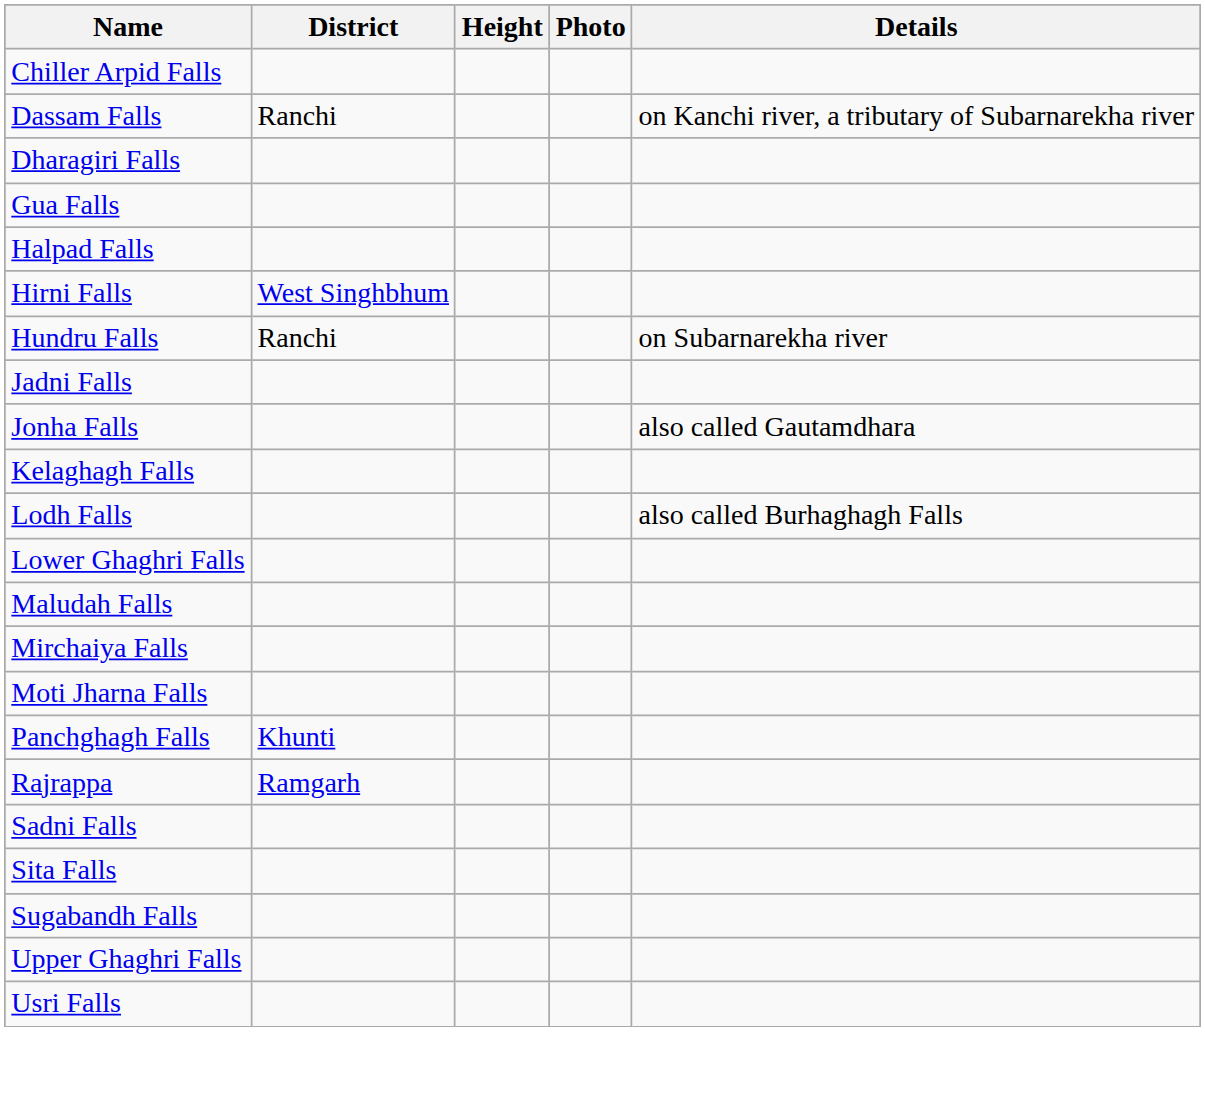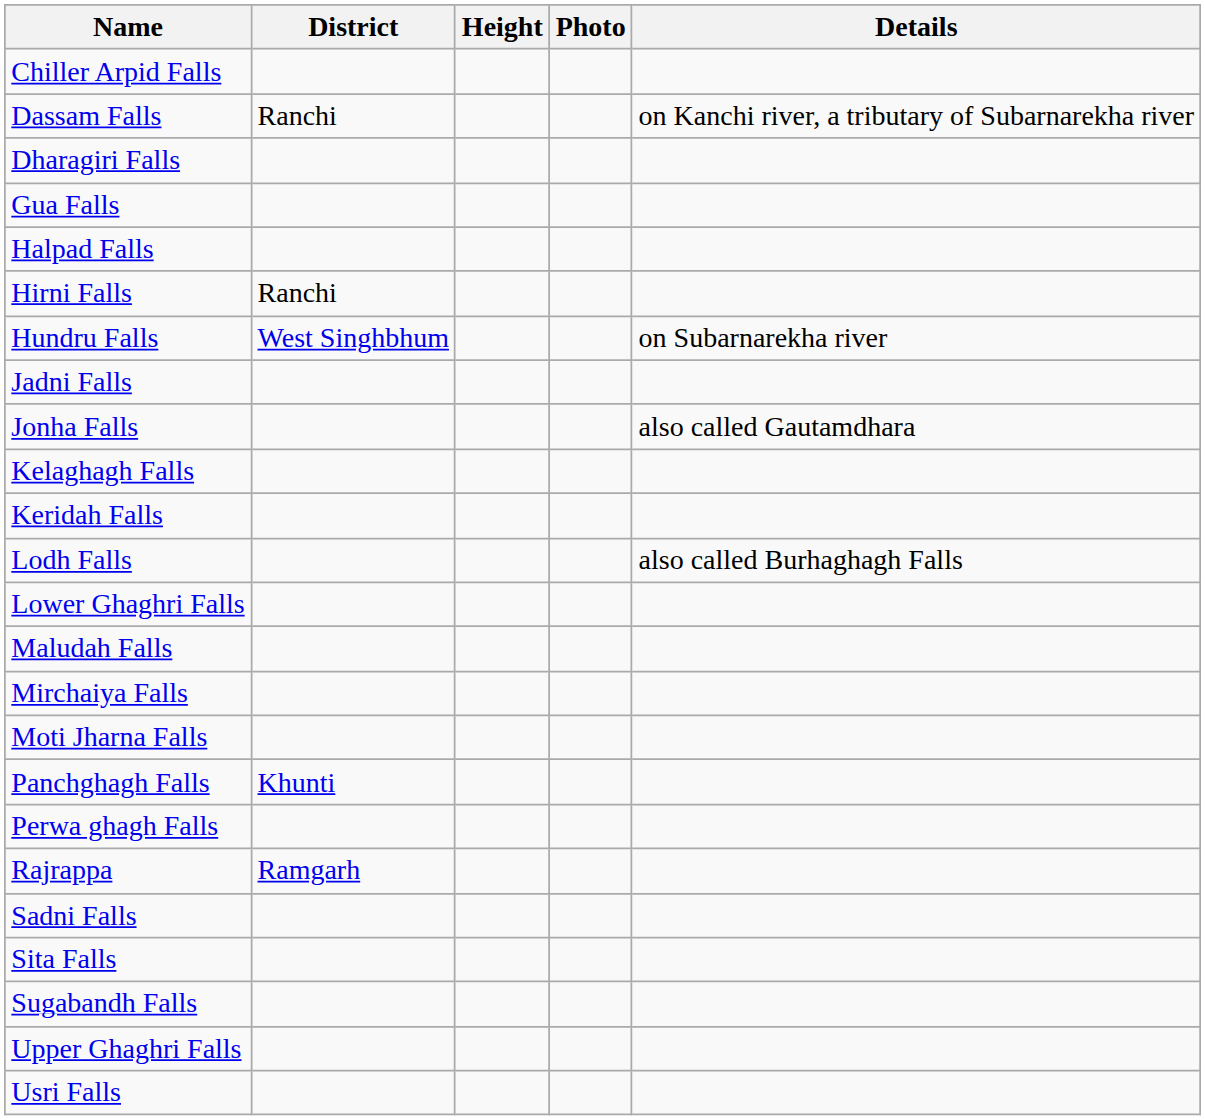(353, 293) West Singhbhum -> (297, 293) Ranchi
(297, 337) Ranchi -> (353, 337) West Singhbhum
+ row: (87, 515)
+ row: (115, 826)
